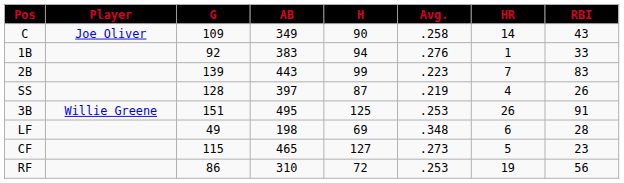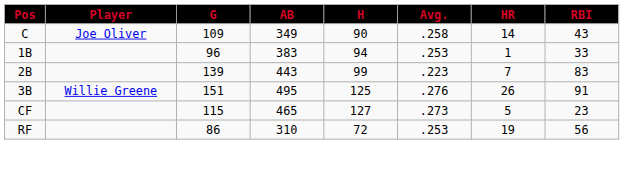(213, 53) 92 -> (213, 53) 96
(434, 53) .276 -> (434, 53) .253
- row: (25, 91)
(434, 110) .253 -> (434, 91) .276
- row: (25, 130)
